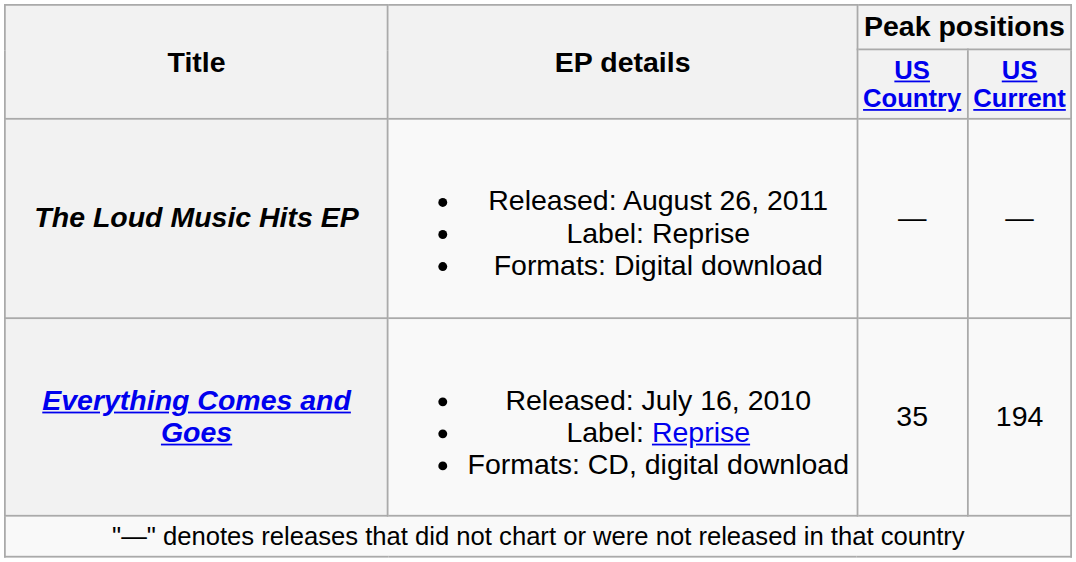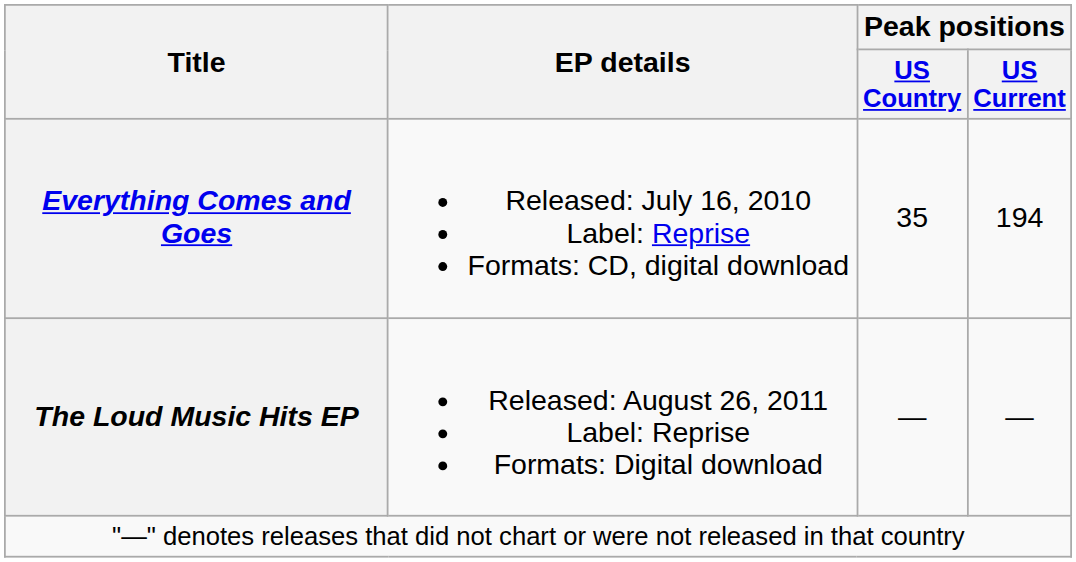rows swapped: (197, 416) <-> (197, 217)
